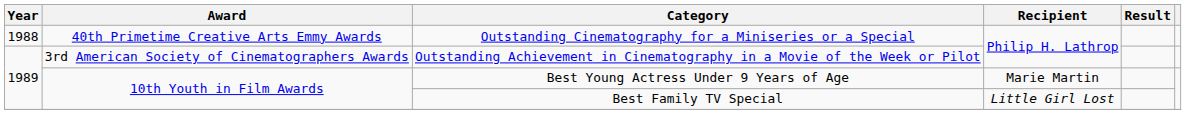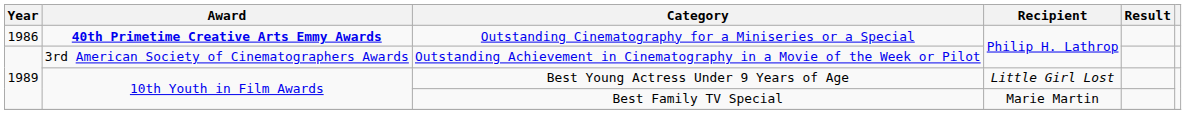(23, 36) 1988 -> (23, 36) 1986
(227, 36) normal -> (227, 36) bold
(1053, 78) Marie Martin -> (1053, 78) Little Girl Lost
(1053, 99) Little Girl Lost -> (1053, 99) Marie Martin
